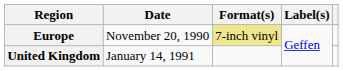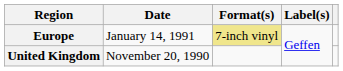(158, 35) November 20, 1990 -> (150, 35) January 14, 1991
(150, 55) January 14, 1991 -> (158, 55) November 20, 1990
